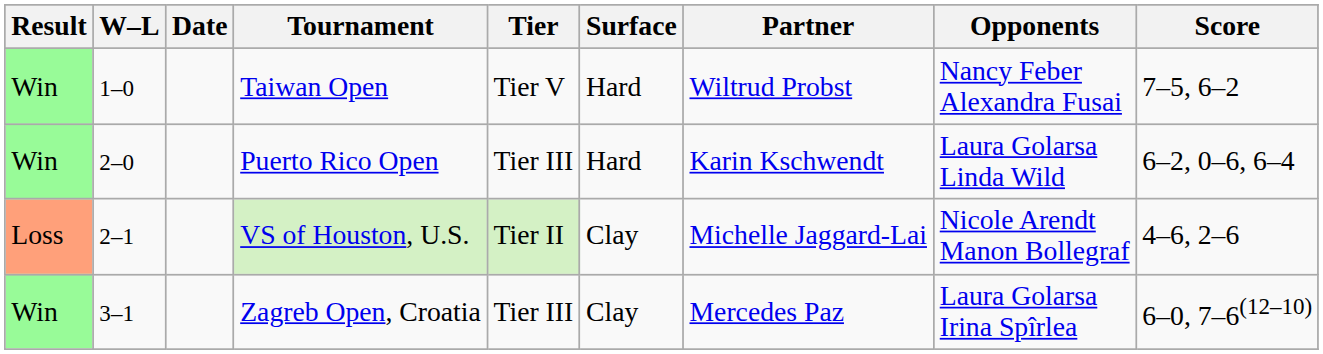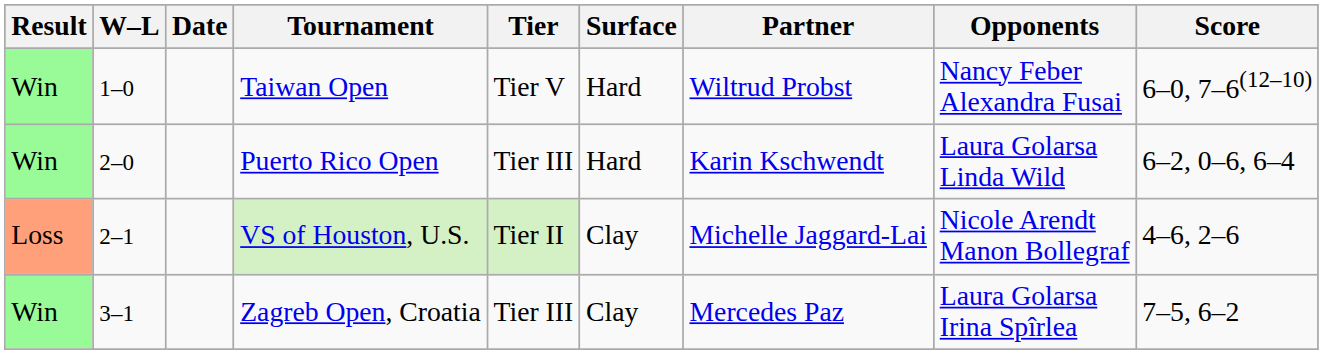(1191, 85) 7–5, 6–2 -> (1227, 85) 6–0, 7–6(12–10)
(1227, 311) 6–0, 7–6(12–10) -> (1191, 311) 7–5, 6–2
